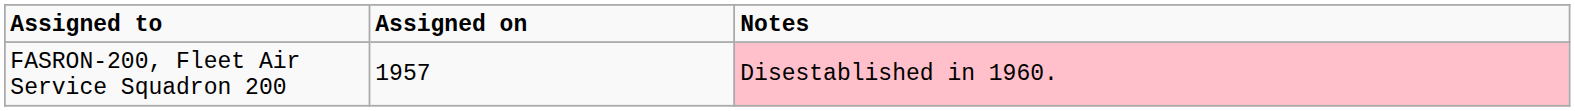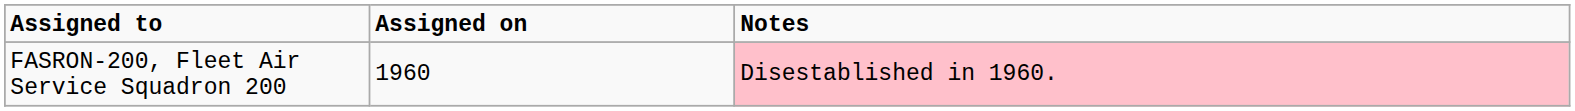(403, 74) 1957 -> (403, 74) 1960
